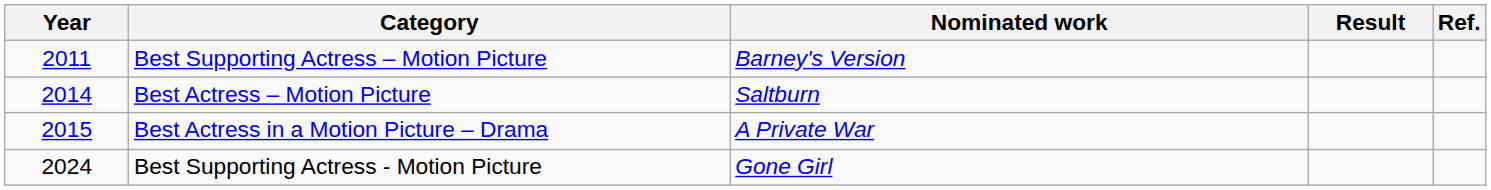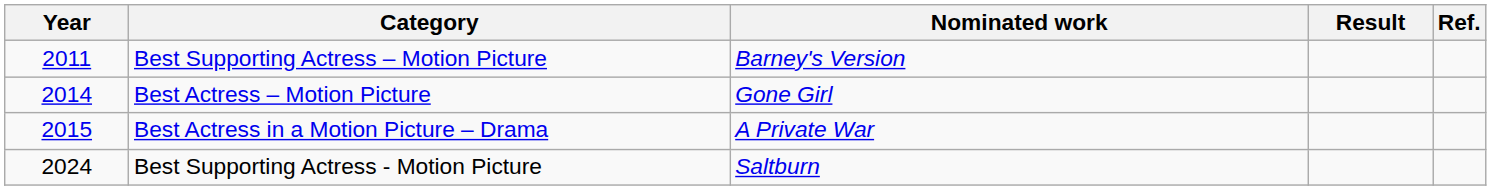(778, 94) Saltburn -> (784, 94) Gone Girl
(784, 166) Gone Girl -> (778, 166) Saltburn
